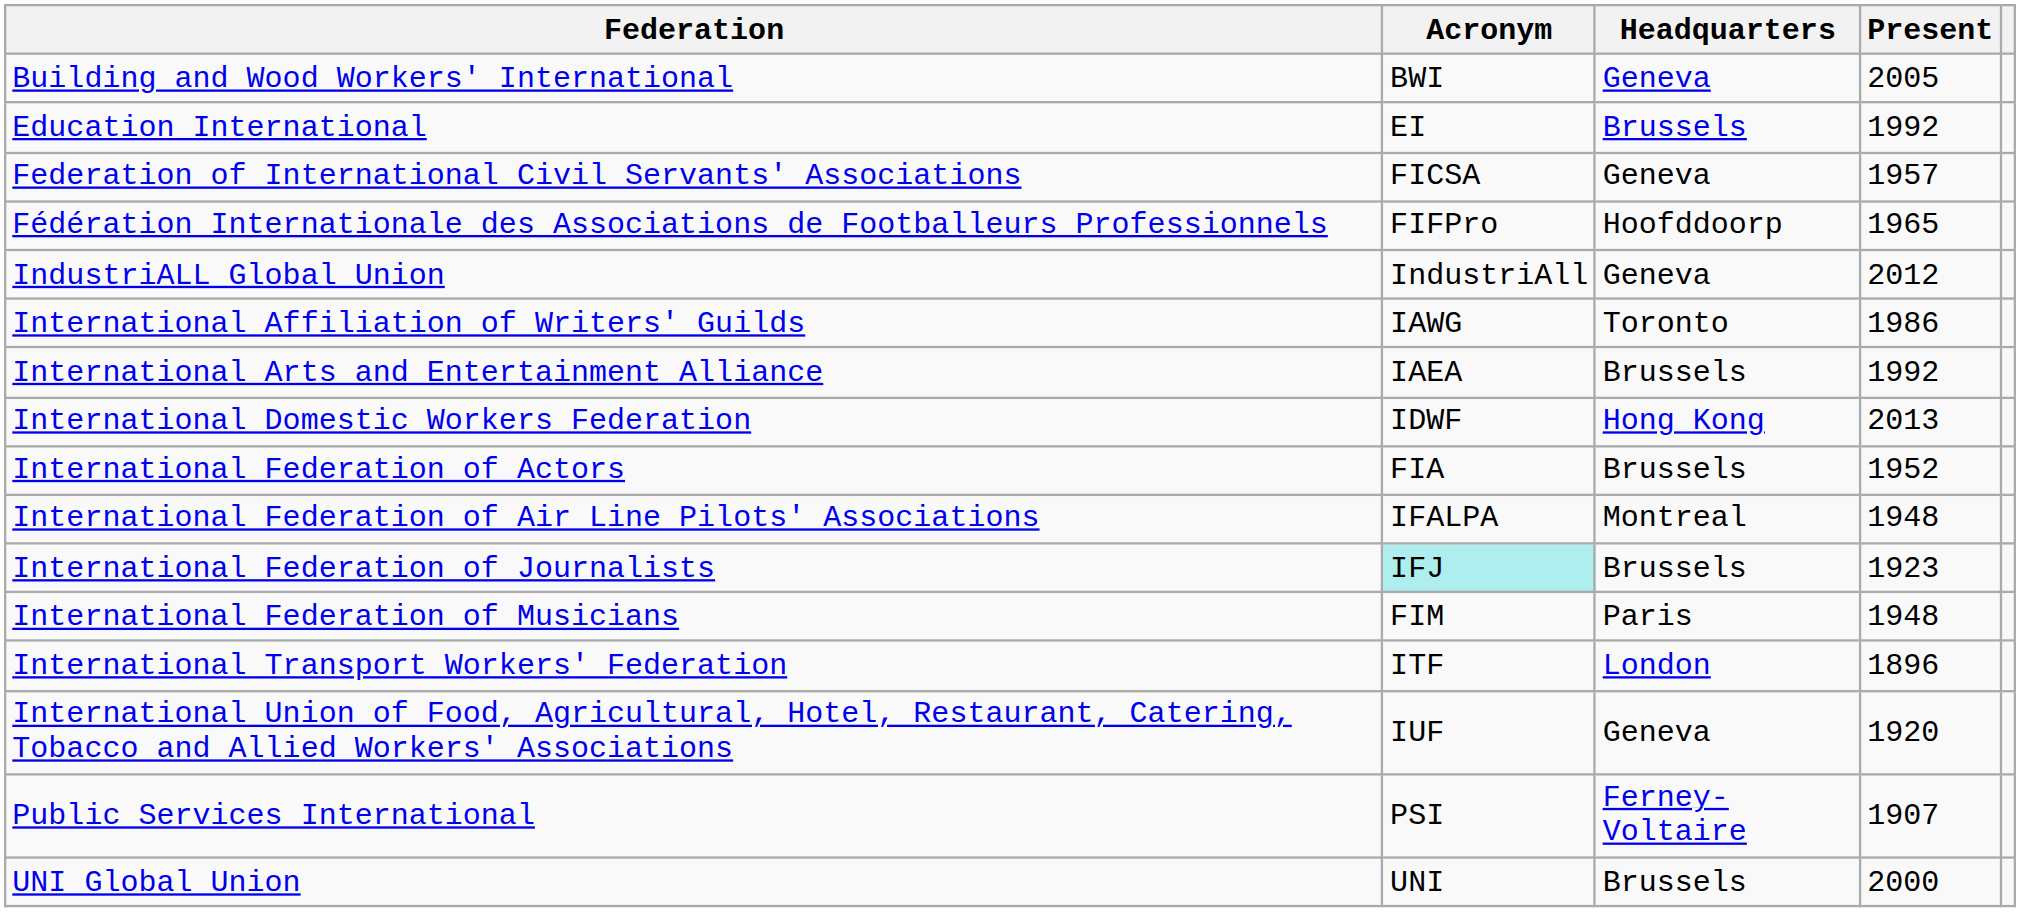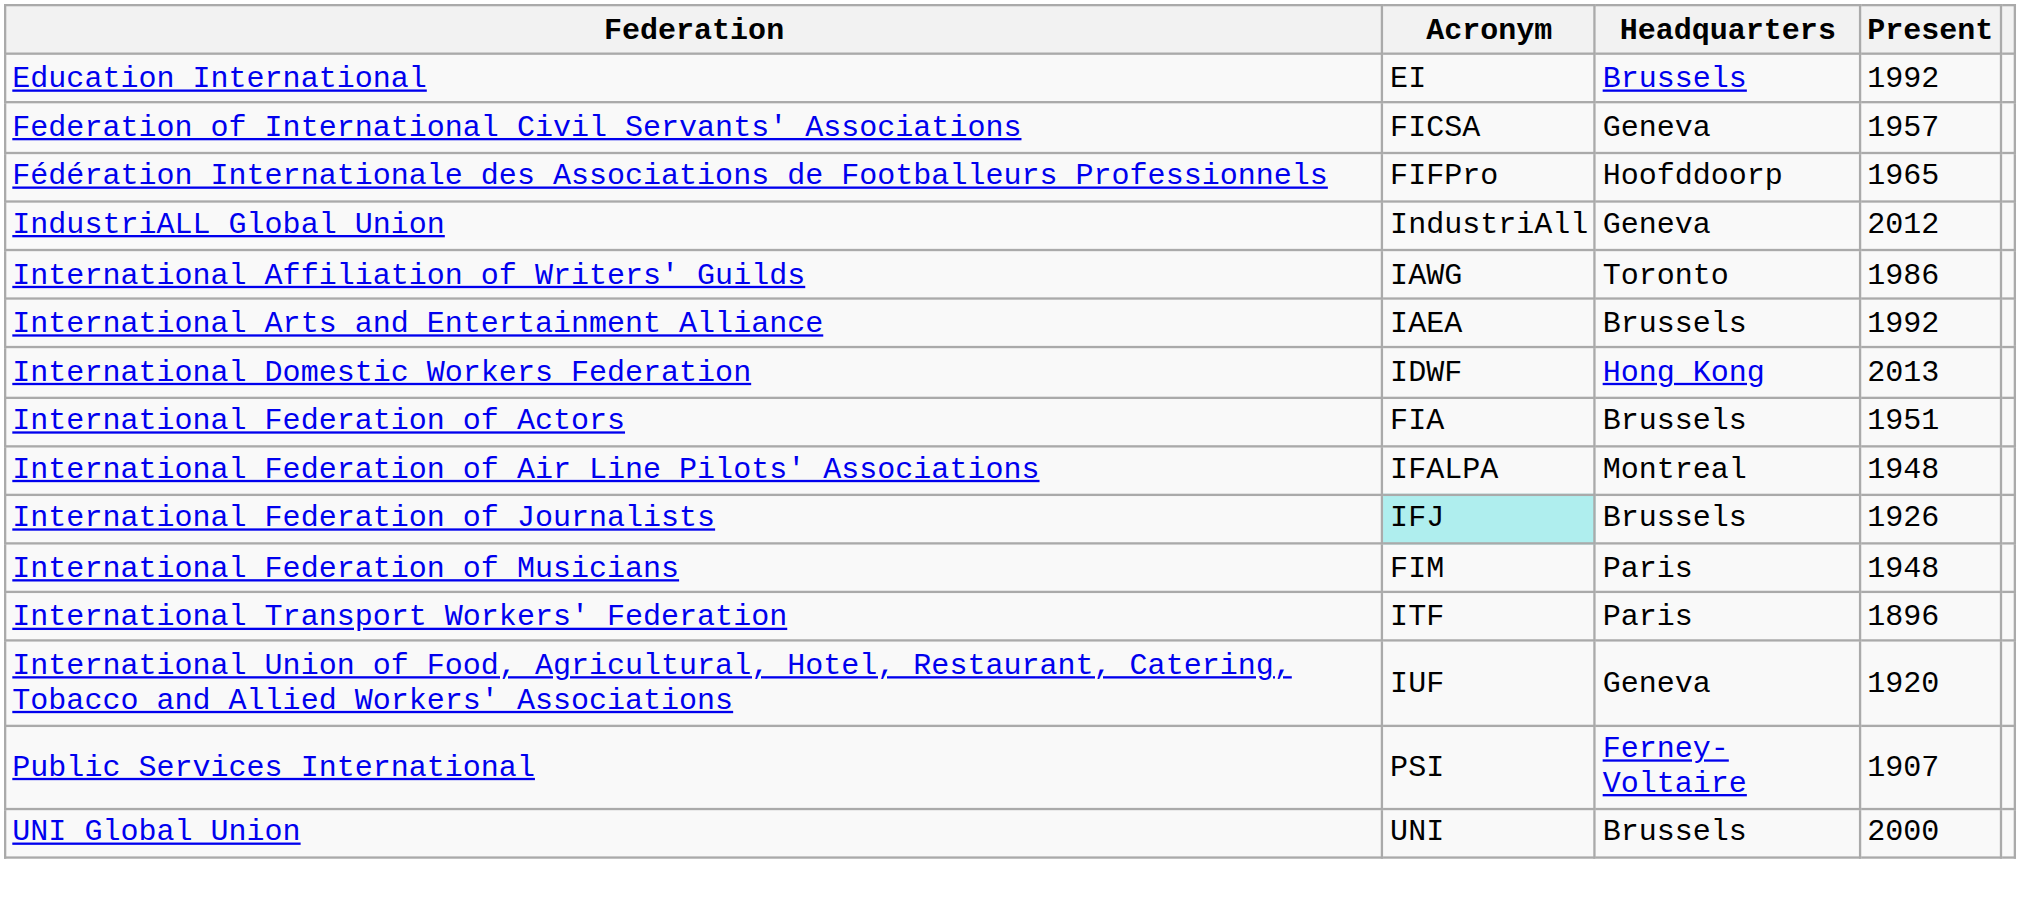- row: (373, 79)
(1903, 470) 1952 -> (1903, 421) 1951
(1903, 568) 1923 -> (1903, 519) 1926
(1657, 666) London -> (1648, 617) Paris
